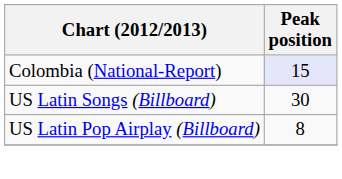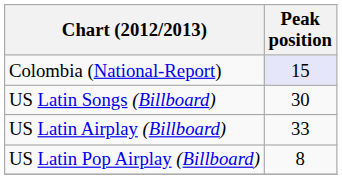+ row: (117, 129)
